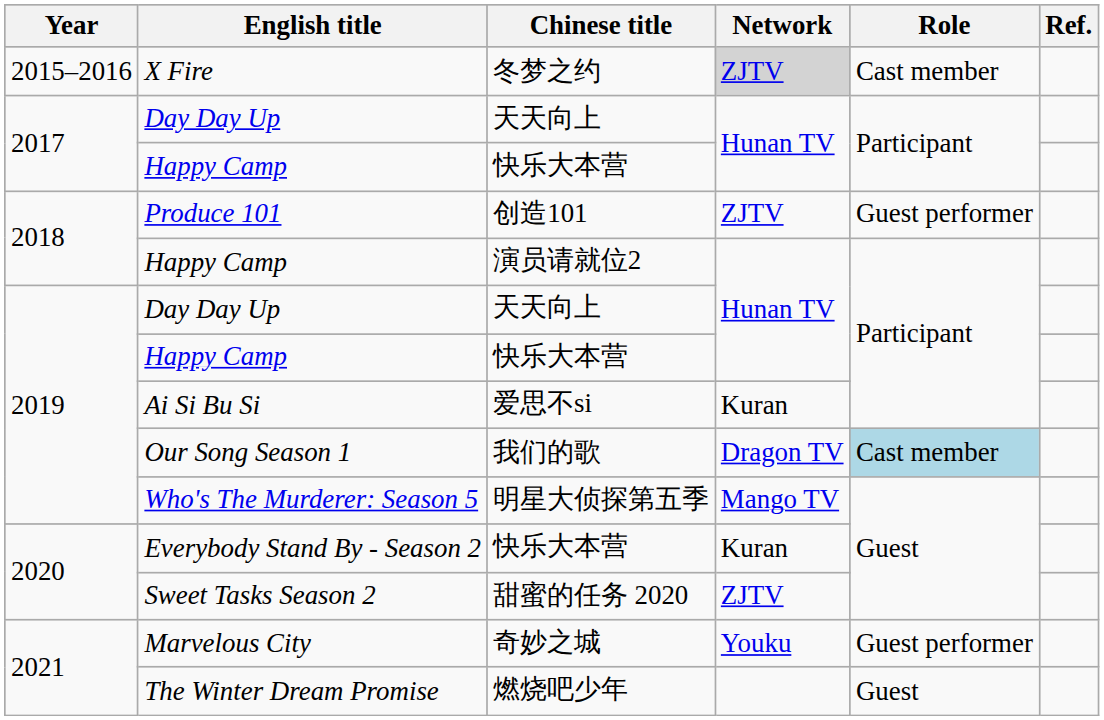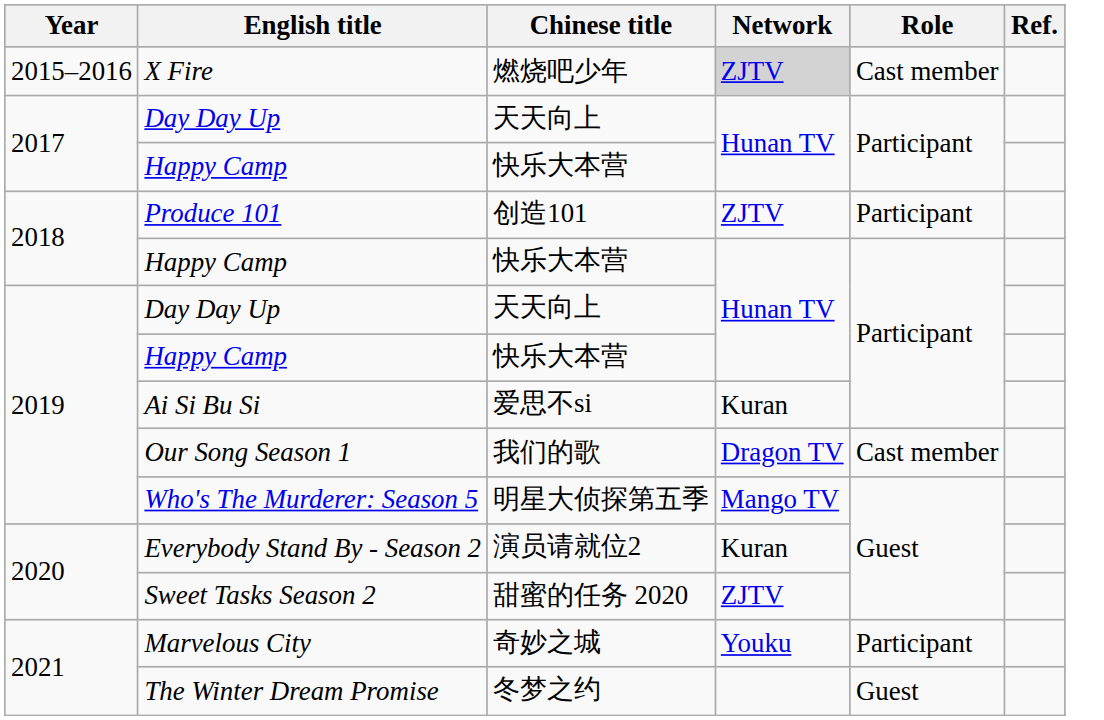(547, 70) 冬梦之约 -> (561, 70) 燃烧吧少年
(944, 213) Guest performer -> (914, 213) Participant
(567, 260) 演员请就位2 -> (561, 260) 快乐大本营
(927, 452) lightblue background -> (927, 452) no background
(561, 546) 快乐大本营 -> (567, 546) 演员请就位2
(944, 643) Guest performer -> (914, 643) Participant
(561, 689) 燃烧吧少年 -> (547, 689) 冬梦之约
